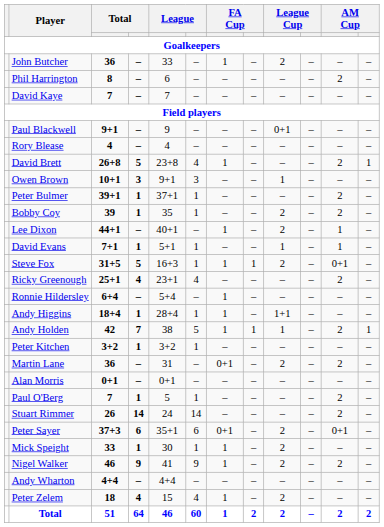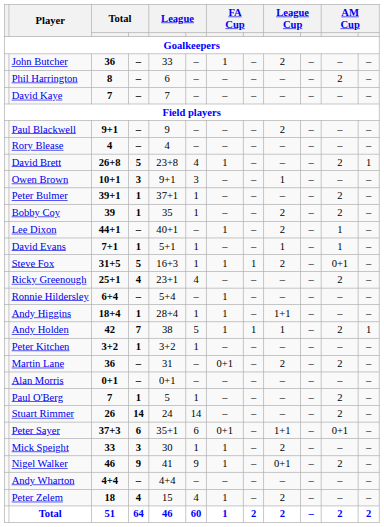(282, 129) 0+1 -> (282, 129) 2
(282, 430) 2 -> (282, 430) 1+1
(138, 447) 1 -> (138, 447) 3
(282, 464) 2 -> (282, 464) 0+1
